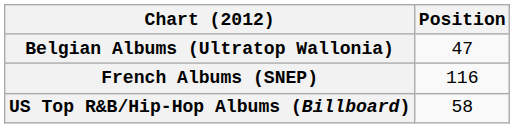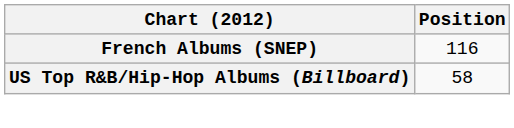- row: (210, 49)
